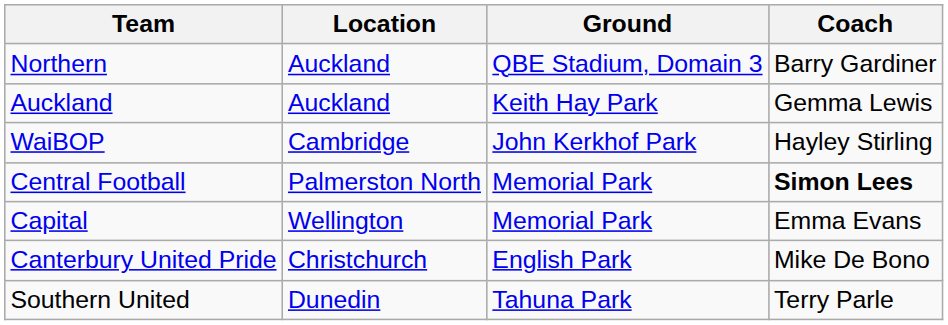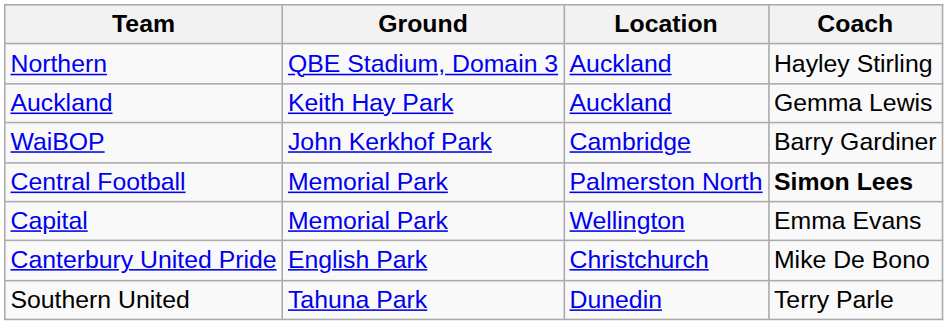columns swapped: (384, 24) <-> (627, 24)
(855, 63) Barry Gardiner -> (853, 63) Hayley Stirling
(853, 142) Hayley Stirling -> (855, 142) Barry Gardiner
